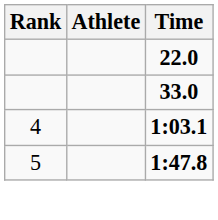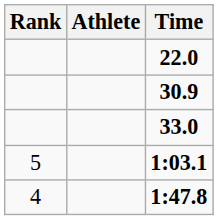+ row: (179, 92)
(36, 127) 4 -> (36, 162) 5
(36, 162) 5 -> (36, 197) 4
